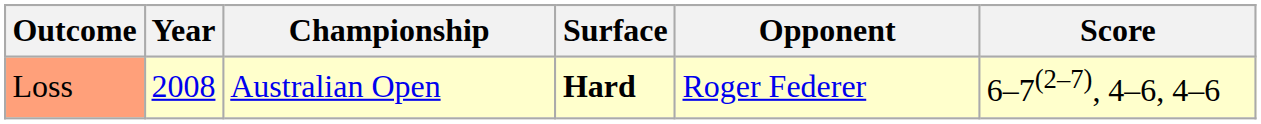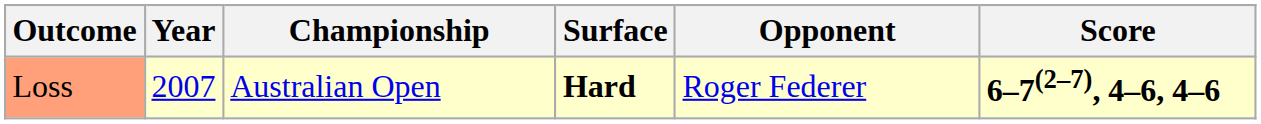(183, 86) 2008 -> (183, 86) 2007
(1103, 86) normal -> (1103, 86) bold
